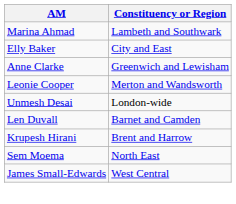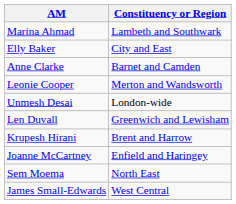(170, 66) Greenwich and Lewisham -> (156, 66) Barnet and Camden
(156, 119) Barnet and Camden -> (170, 119) Greenwich and Lewisham
+ row: (49, 155)
